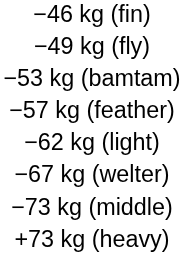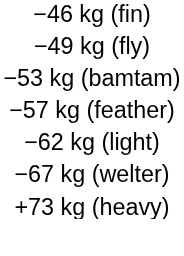- row: (92, 207)
